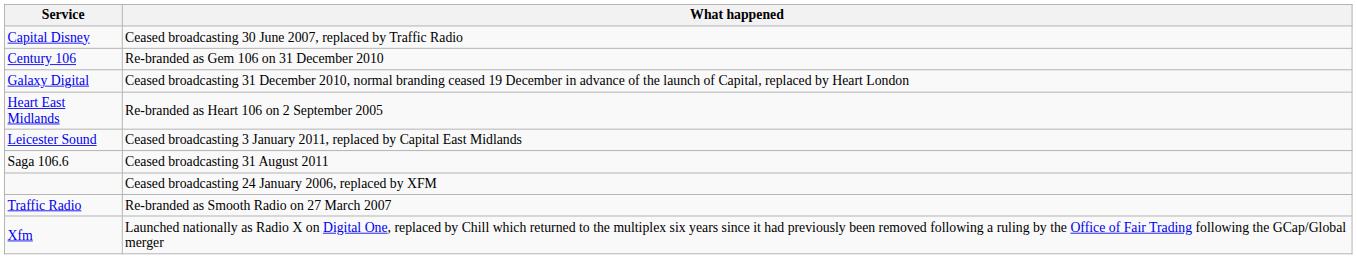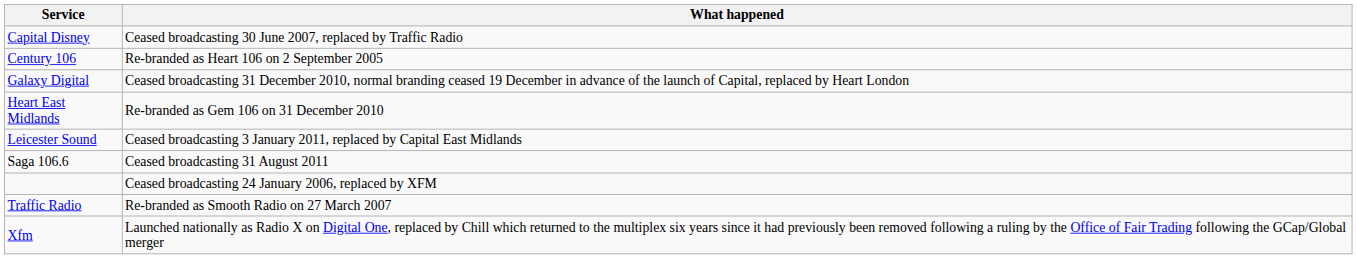(254, 59) Re-branded as Gem 106 on 31 December 2010 -> (254, 59) Re-branded as Heart 106 on 2 September 2005
(254, 110) Re-branded as Heart 106 on 2 September 2005 -> (254, 110) Re-branded as Gem 106 on 31 December 2010
